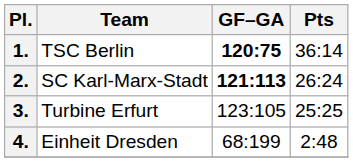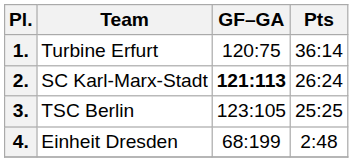(88, 50) TSC Berlin -> (100, 50) Turbine Erfurt
(251, 50) bold -> (251, 50) normal
(100, 111) Turbine Erfurt -> (88, 111) TSC Berlin
